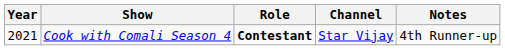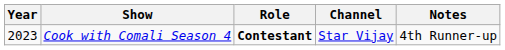(22, 35) 2021 -> (22, 35) 2023
